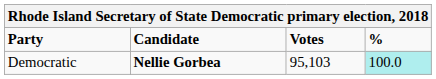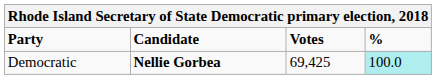(310, 62) 95,103 -> (310, 62) 69,425
